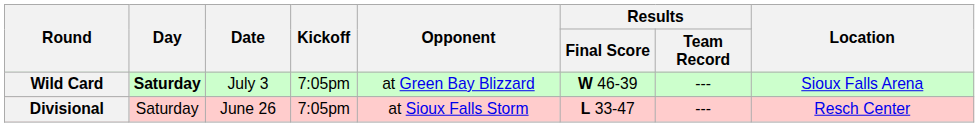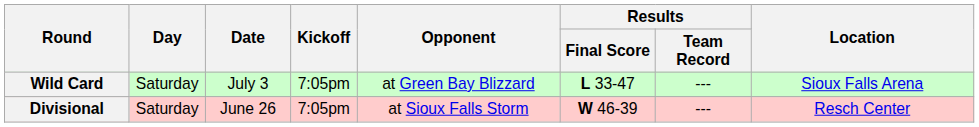(167, 84) bold -> (167, 84) normal
(608, 84) W 46-39 -> (608, 84) L 33-47
(608, 109) L 33-47 -> (608, 109) W 46-39
